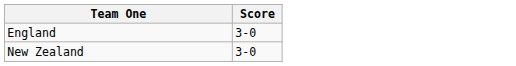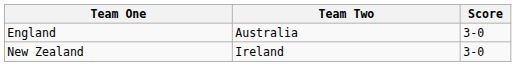+ column: (346, 14)
